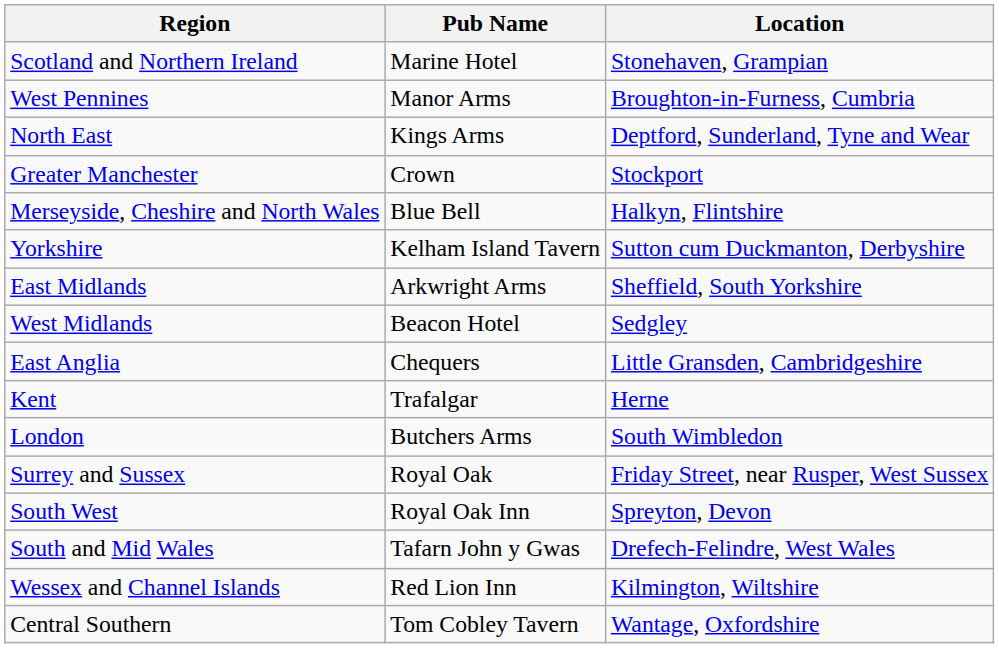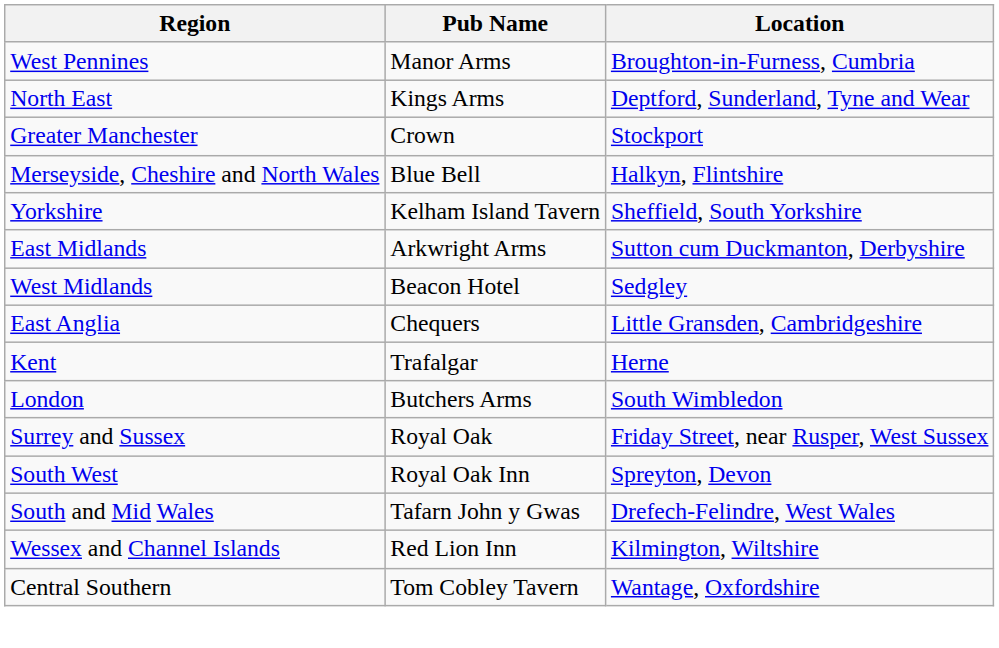- row: (154, 60)
(788, 248) Sutton cum Duckmanton, Derbyshire -> (736, 211) Sheffield, South Yorkshire
(736, 286) Sheffield, South Yorkshire -> (788, 248) Sutton cum Duckmanton, Derbyshire
